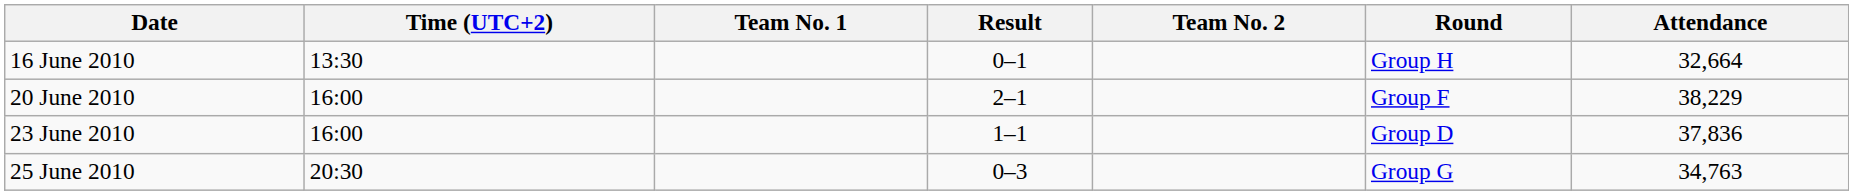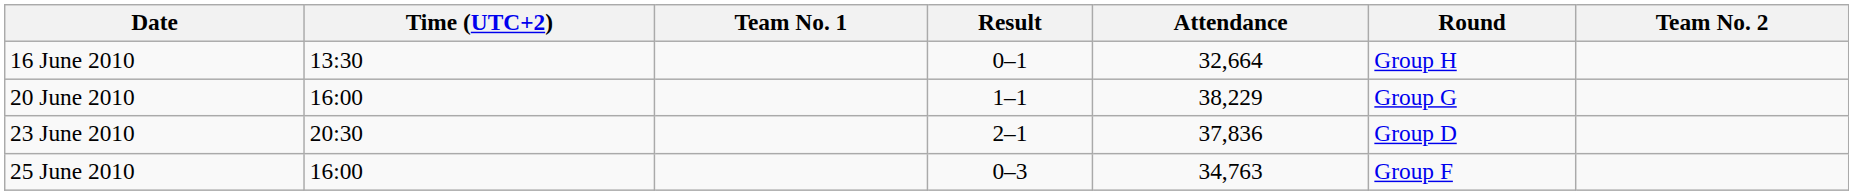columns swapped: (1229, 23) <-> (1710, 23)
(1010, 97) 2–1 -> (1010, 97) 1–1
(1410, 97) Group F -> (1416, 97) Group G
(336, 134) 16:00 -> (336, 134) 20:30
(1010, 134) 1–1 -> (1010, 134) 2–1
(336, 171) 20:30 -> (336, 171) 16:00
(1412, 171) Group G -> (1414, 171) Group F
